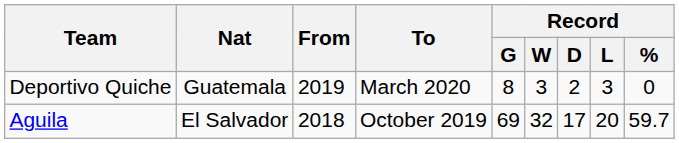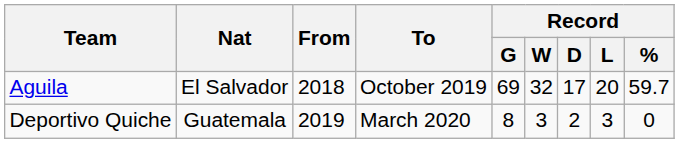rows swapped: (39, 120) <-> (90, 87)
